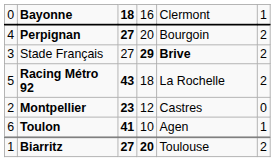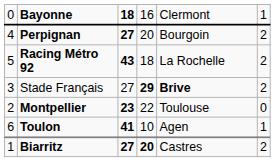rows swapped: (59, 81) <-> (62, 55)
(147, 107) 12 -> (147, 107) 22
(181, 107) Castres -> (184, 107) Toulouse
(184, 147) Toulouse -> (181, 147) Castres
